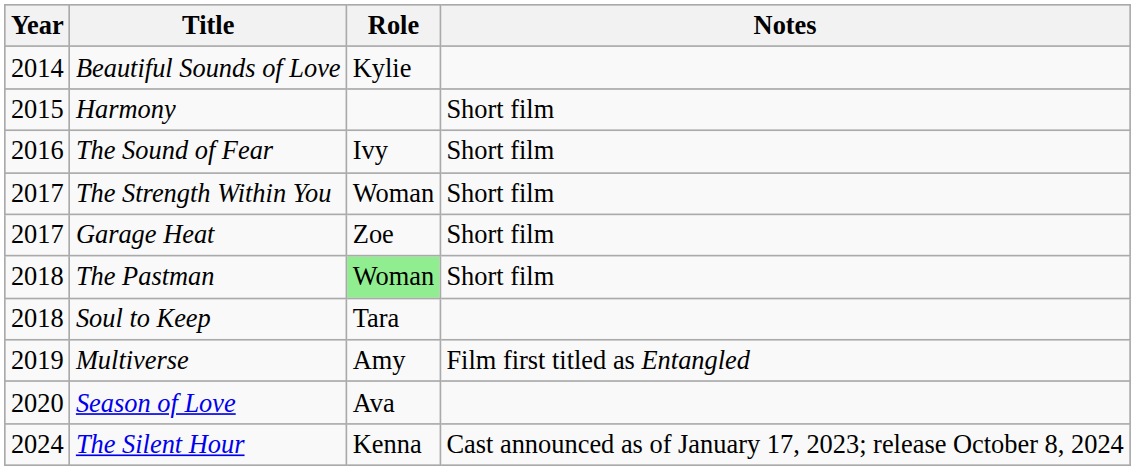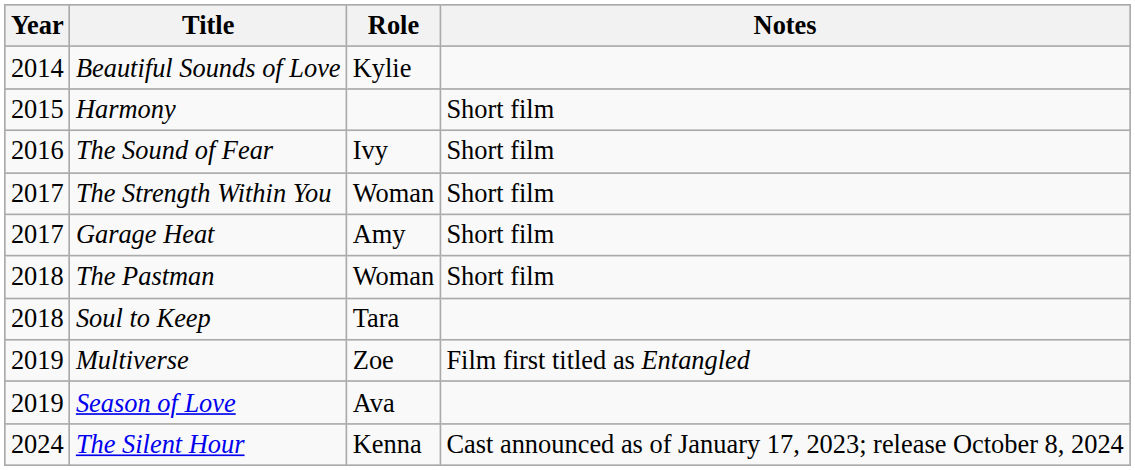(373, 234) Zoe -> (379, 234) Amy
(394, 276) lightgreen background -> (394, 276) no background
(379, 360) Amy -> (373, 360) Zoe
(37, 402) 2020 -> (37, 402) 2019
